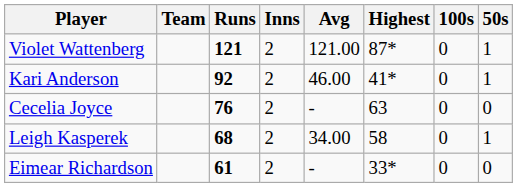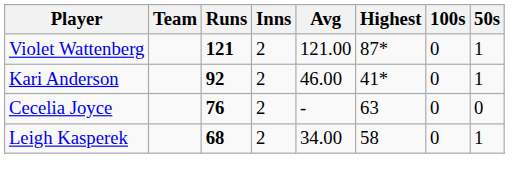- row: (81, 167)
